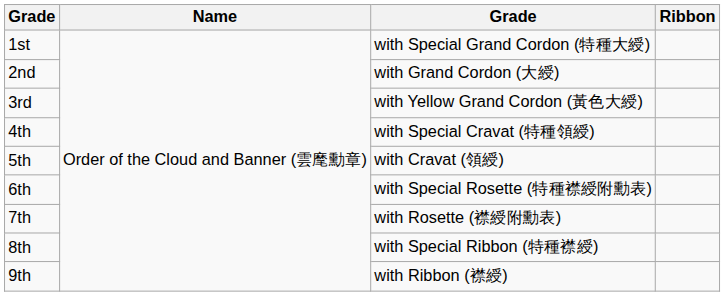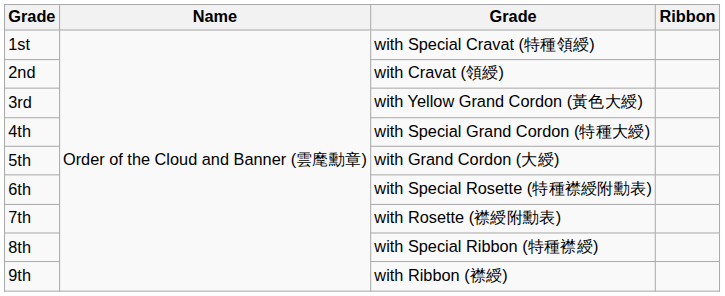(512, 44) with Special Grand Cordon (特種大綬) -> (485, 44) with Special Cravat (特種領綬)
(467, 73) with Grand Cordon (大綬) -> (439, 73) with Cravat (領綬)
(485, 131) with Special Cravat (特種領綬) -> (512, 131) with Special Grand Cordon (特種大綬)
(439, 160) with Cravat (領綬) -> (467, 160) with Grand Cordon (大綬)
